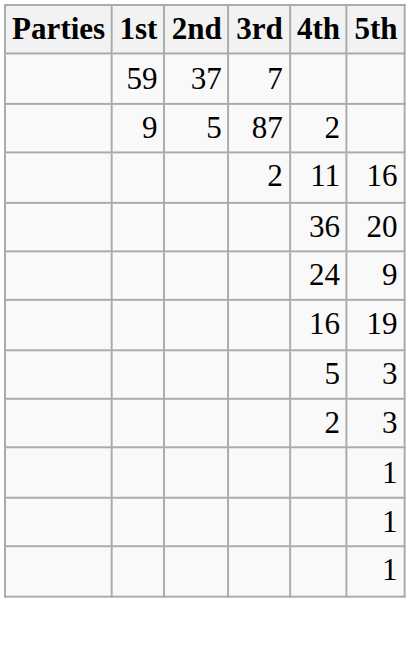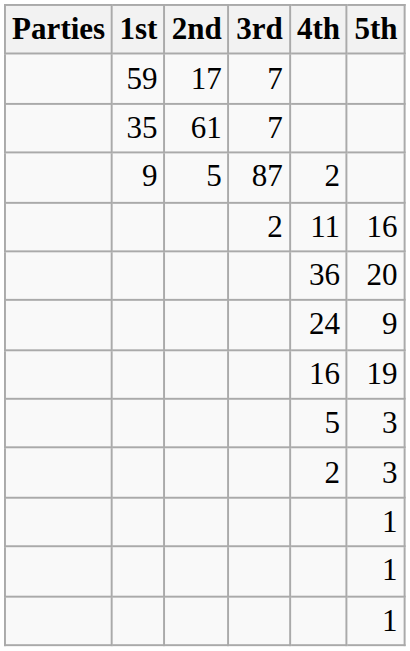(206, 78) 37 -> (206, 78) 17
+ row: (142, 127)
